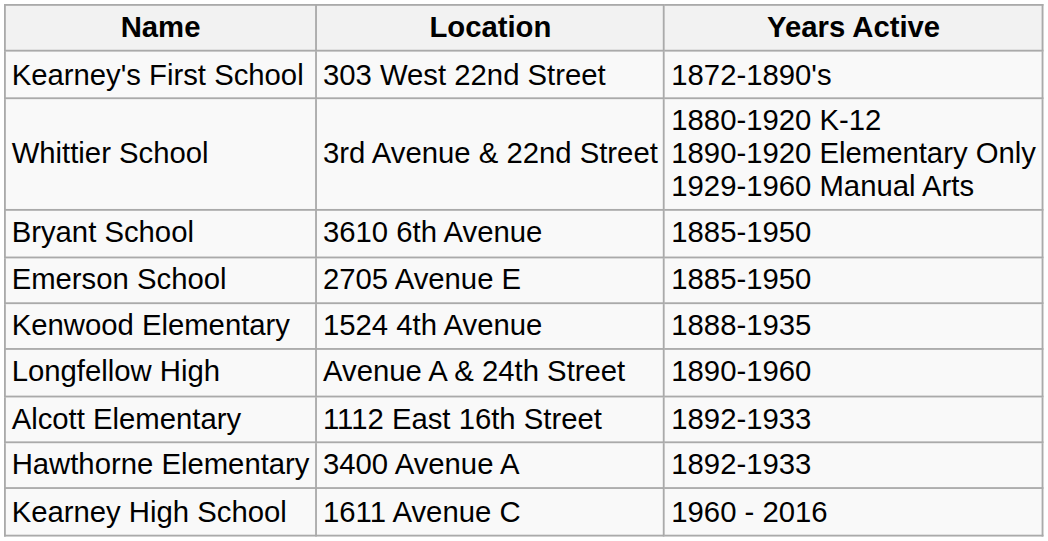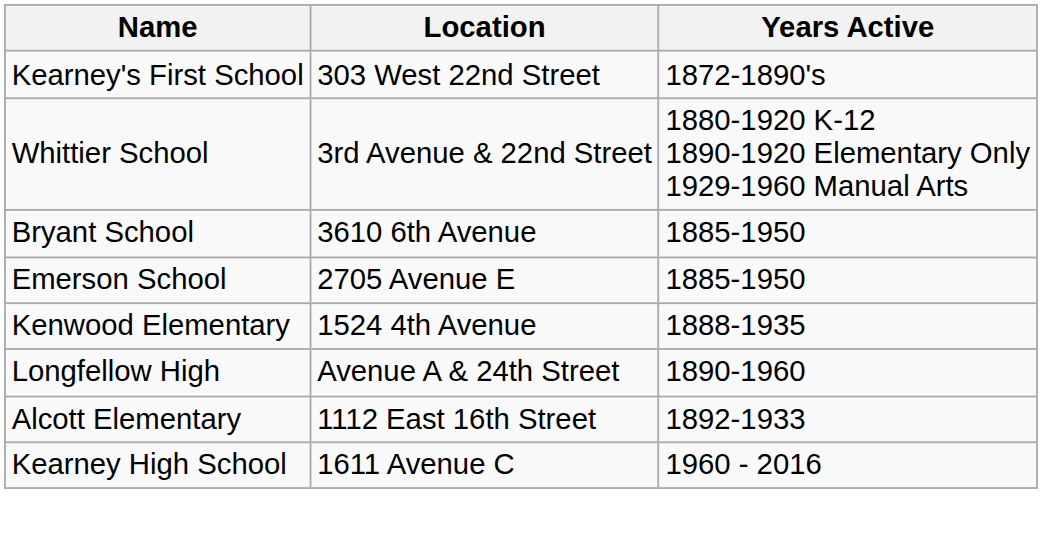- row: (161, 465)
